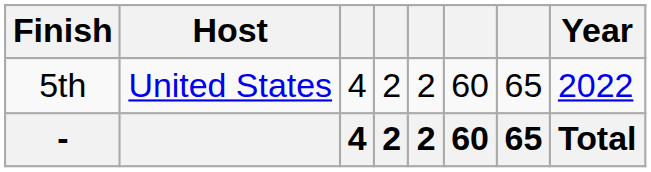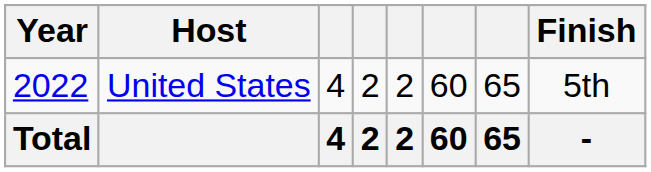columns swapped: (597, 31) <-> (63, 31)
